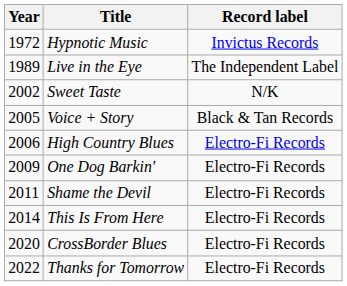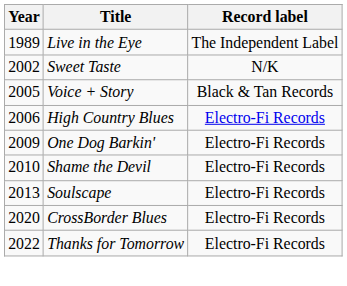- row: (97, 42)
(24, 192) 2011 -> (24, 167) 2010
+ row: (79, 192)
- row: (105, 218)
